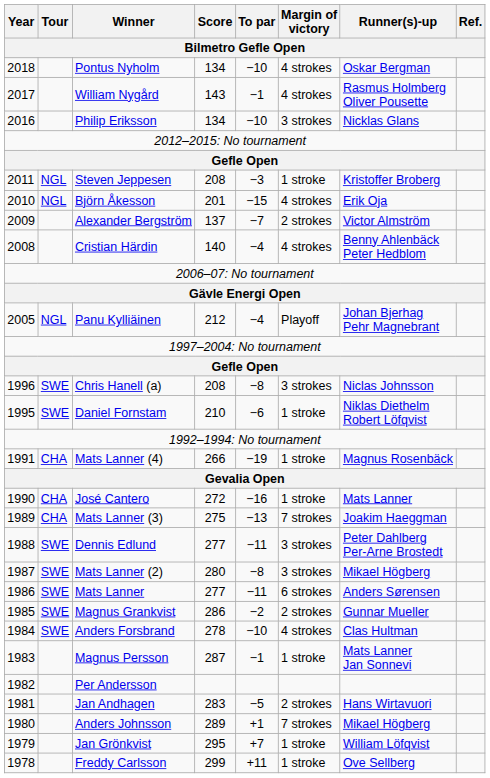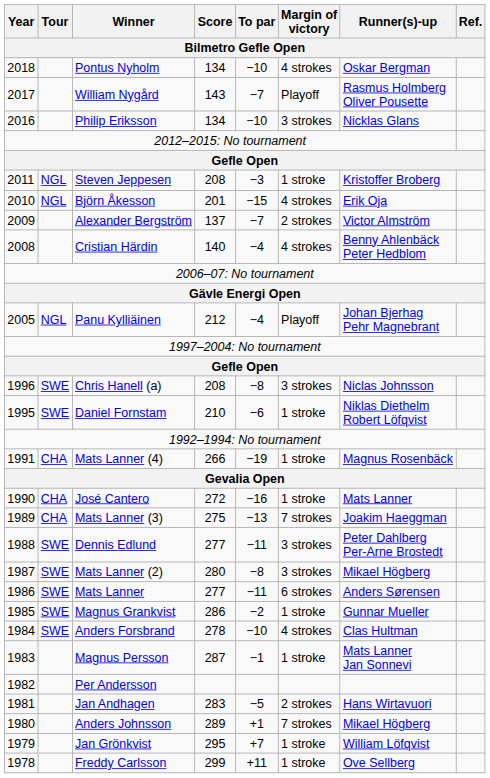(257, 95) −1 -> (257, 95) −7
(306, 95) 4 strokes -> (300, 95) Playoff
(306, 611) 2 strokes -> (303, 611) 1 stroke
